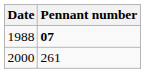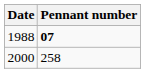(51, 57) 261 -> (51, 57) 258
